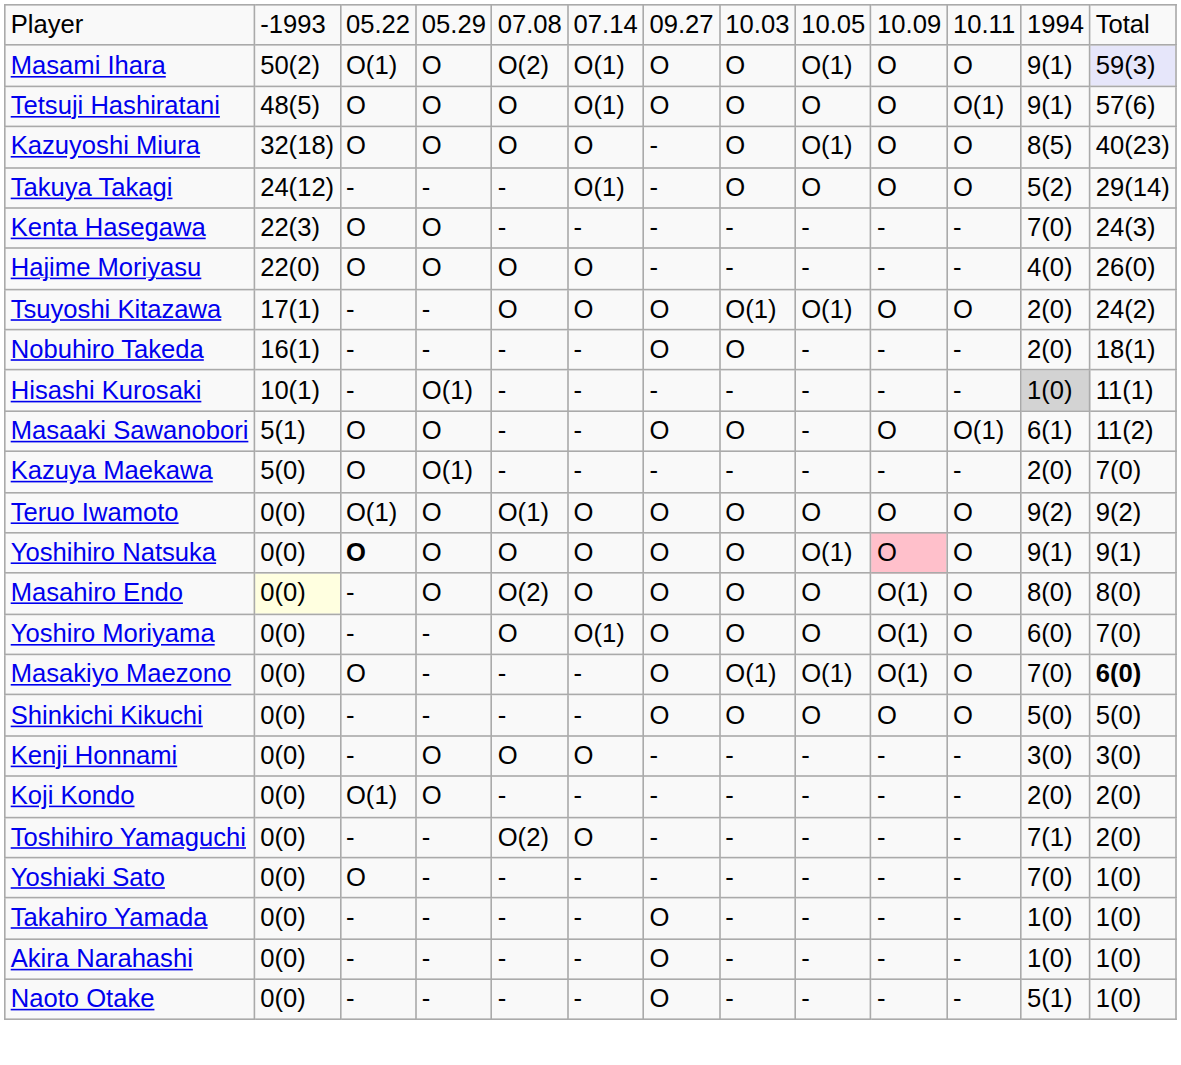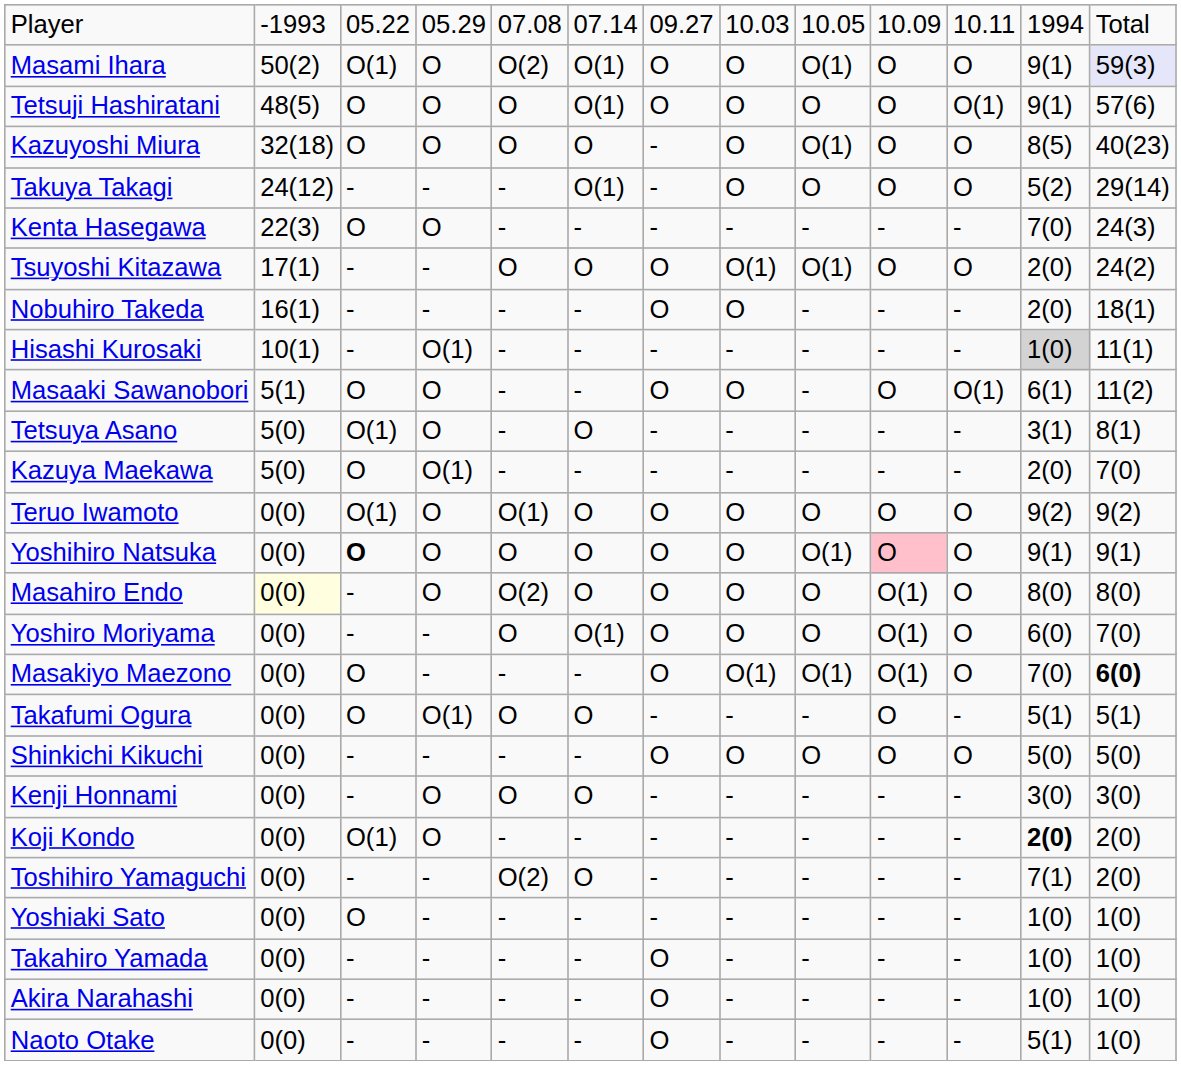- row: (106, 268)
+ row: (94, 430)
+ row: (101, 715)
(1050, 796) normal -> (1050, 836) bold
(1050, 877) 7(0) -> (1050, 918) 1(0)
